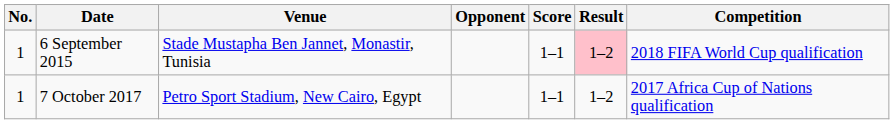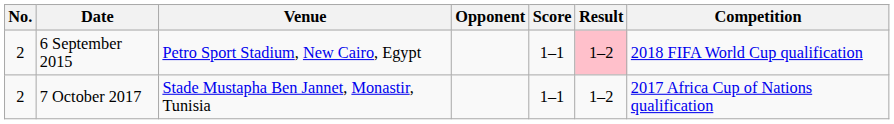(20, 52) 1 -> (20, 52) 2
(288, 52) Stade Mustapha Ben Jannet, Monastir, Tunisia -> (292, 52) Petro Sport Stadium, New Cairo, Egypt
(20, 96) 1 -> (20, 96) 2
(292, 96) Petro Sport Stadium, New Cairo, Egypt -> (288, 96) Stade Mustapha Ben Jannet, Monastir, Tunisia
